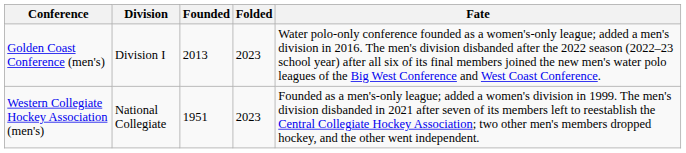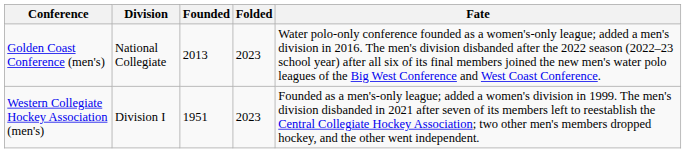(140, 55) Division I -> (141, 55) National Collegiate
(141, 117) National Collegiate -> (140, 117) Division I
